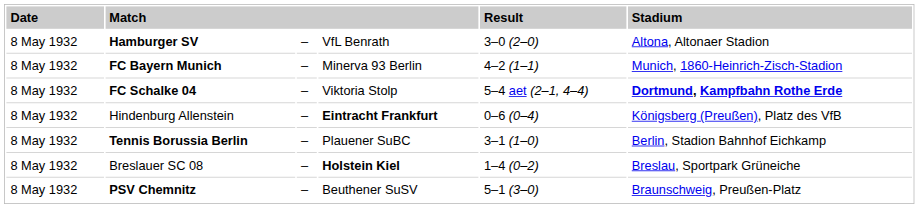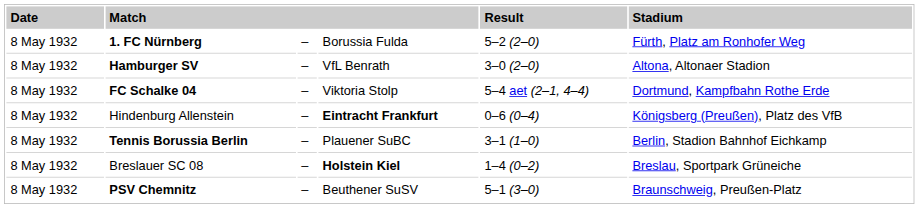+ row: (156, 41)
- row: (165, 66)
(737, 91) bold -> (731, 91) normal
